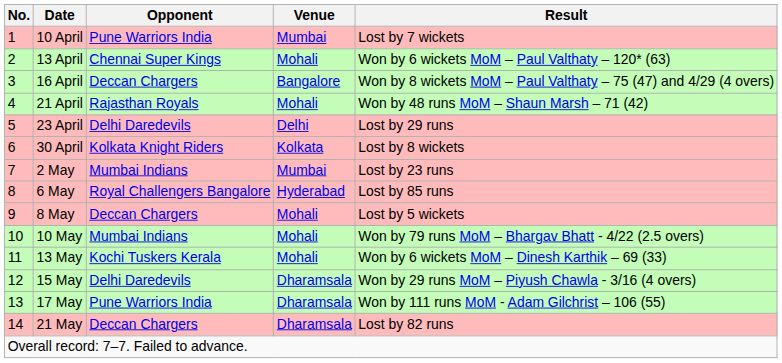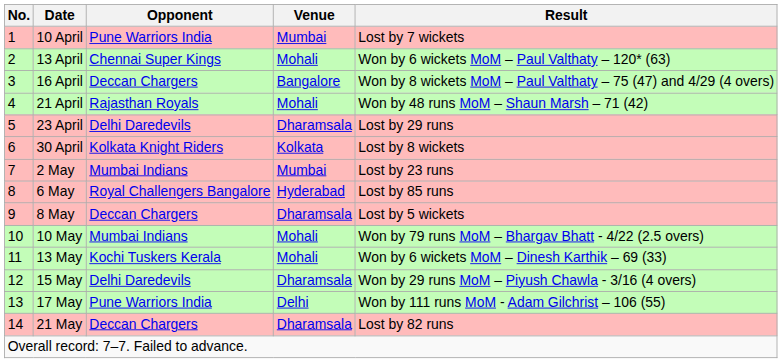(293, 125) Delhi -> (314, 125) Dharamsala
(297, 214) Mohali -> (314, 214) Dharamsala
(314, 302) Dharamsala -> (293, 302) Delhi
